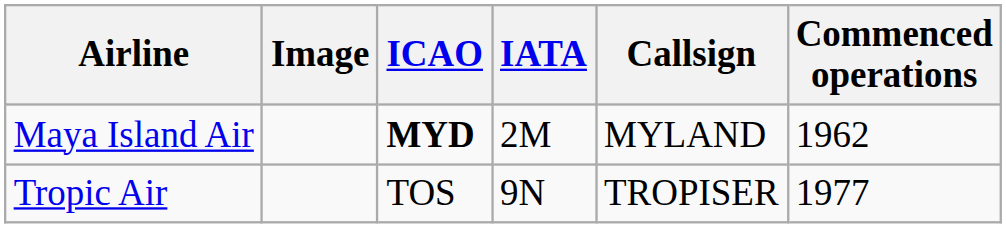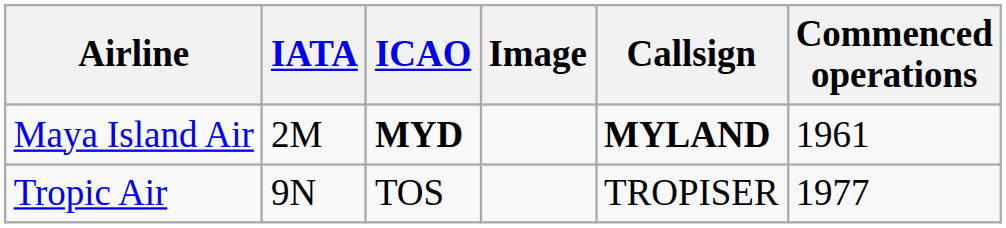columns swapped: (544, 54) <-> (320, 54)
(685, 134) normal -> (687, 134) bold
(833, 134) 1962 -> (833, 134) 1961
